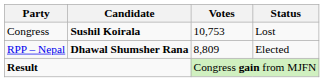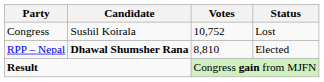(105, 31) bold -> (103, 31) normal
(209, 31) 10,753 -> (209, 31) 10,752
(206, 49) 8,809 -> (206, 49) 8,810
